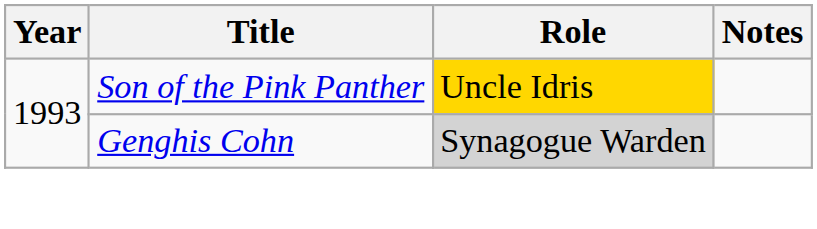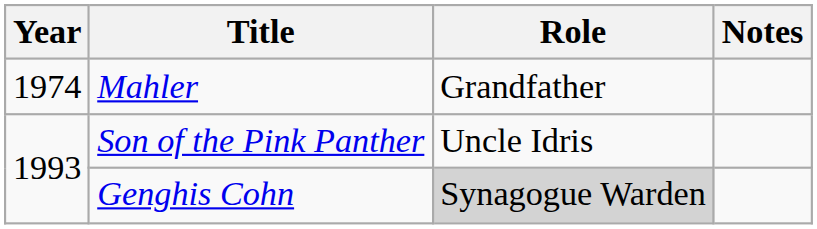+ row: (148, 85)
(517, 85) gold background -> (517, 140) no background
